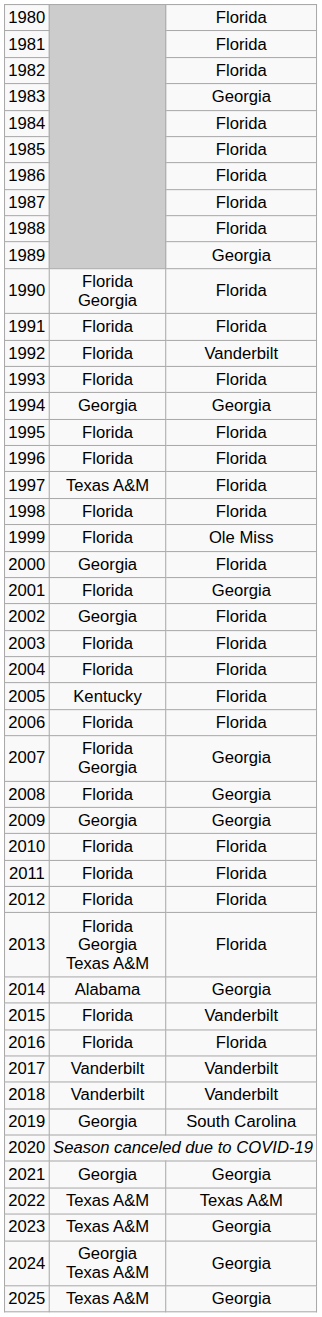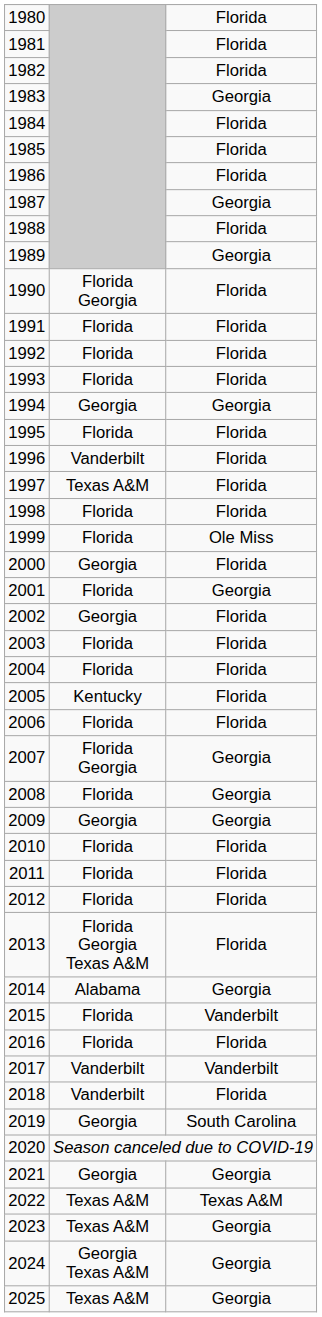(241, 202) Florida -> (241, 202) Georgia
(241, 353) Vanderbilt -> (241, 353) Florida
(107, 458) Florida -> (107, 458) Vanderbilt
(241, 1095) Vanderbilt -> (241, 1095) Florida
